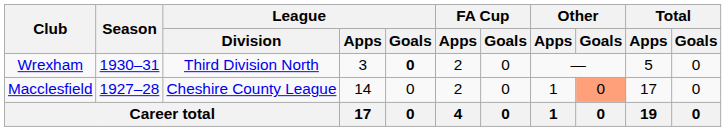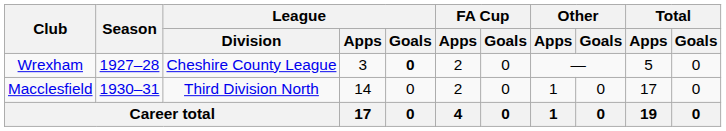(130, 65) 1930–31 -> (130, 65) 1927–28
(251, 65) Third Division North -> (251, 65) Cheshire County League
(130, 89) 1927–28 -> (130, 89) 1930–31
(251, 89) Cheshire County League -> (251, 89) Third Division North
(601, 89) lightsalmon background -> (601, 89) no background
